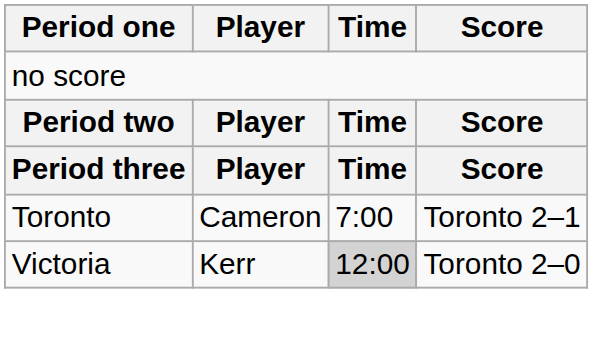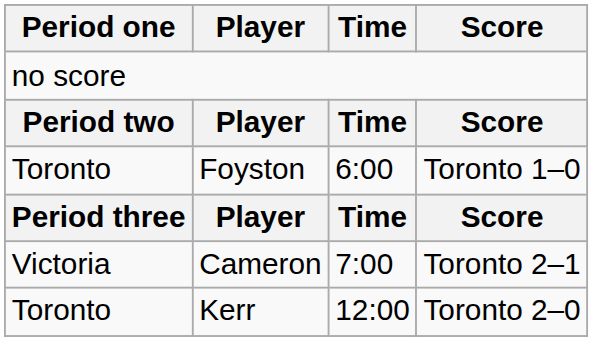+ row: (252, 169)
(61, 216) Toronto -> (61, 264) Victoria
(61, 264) Victoria -> (61, 311) Toronto
(373, 264) lightgrey background -> (373, 311) no background
